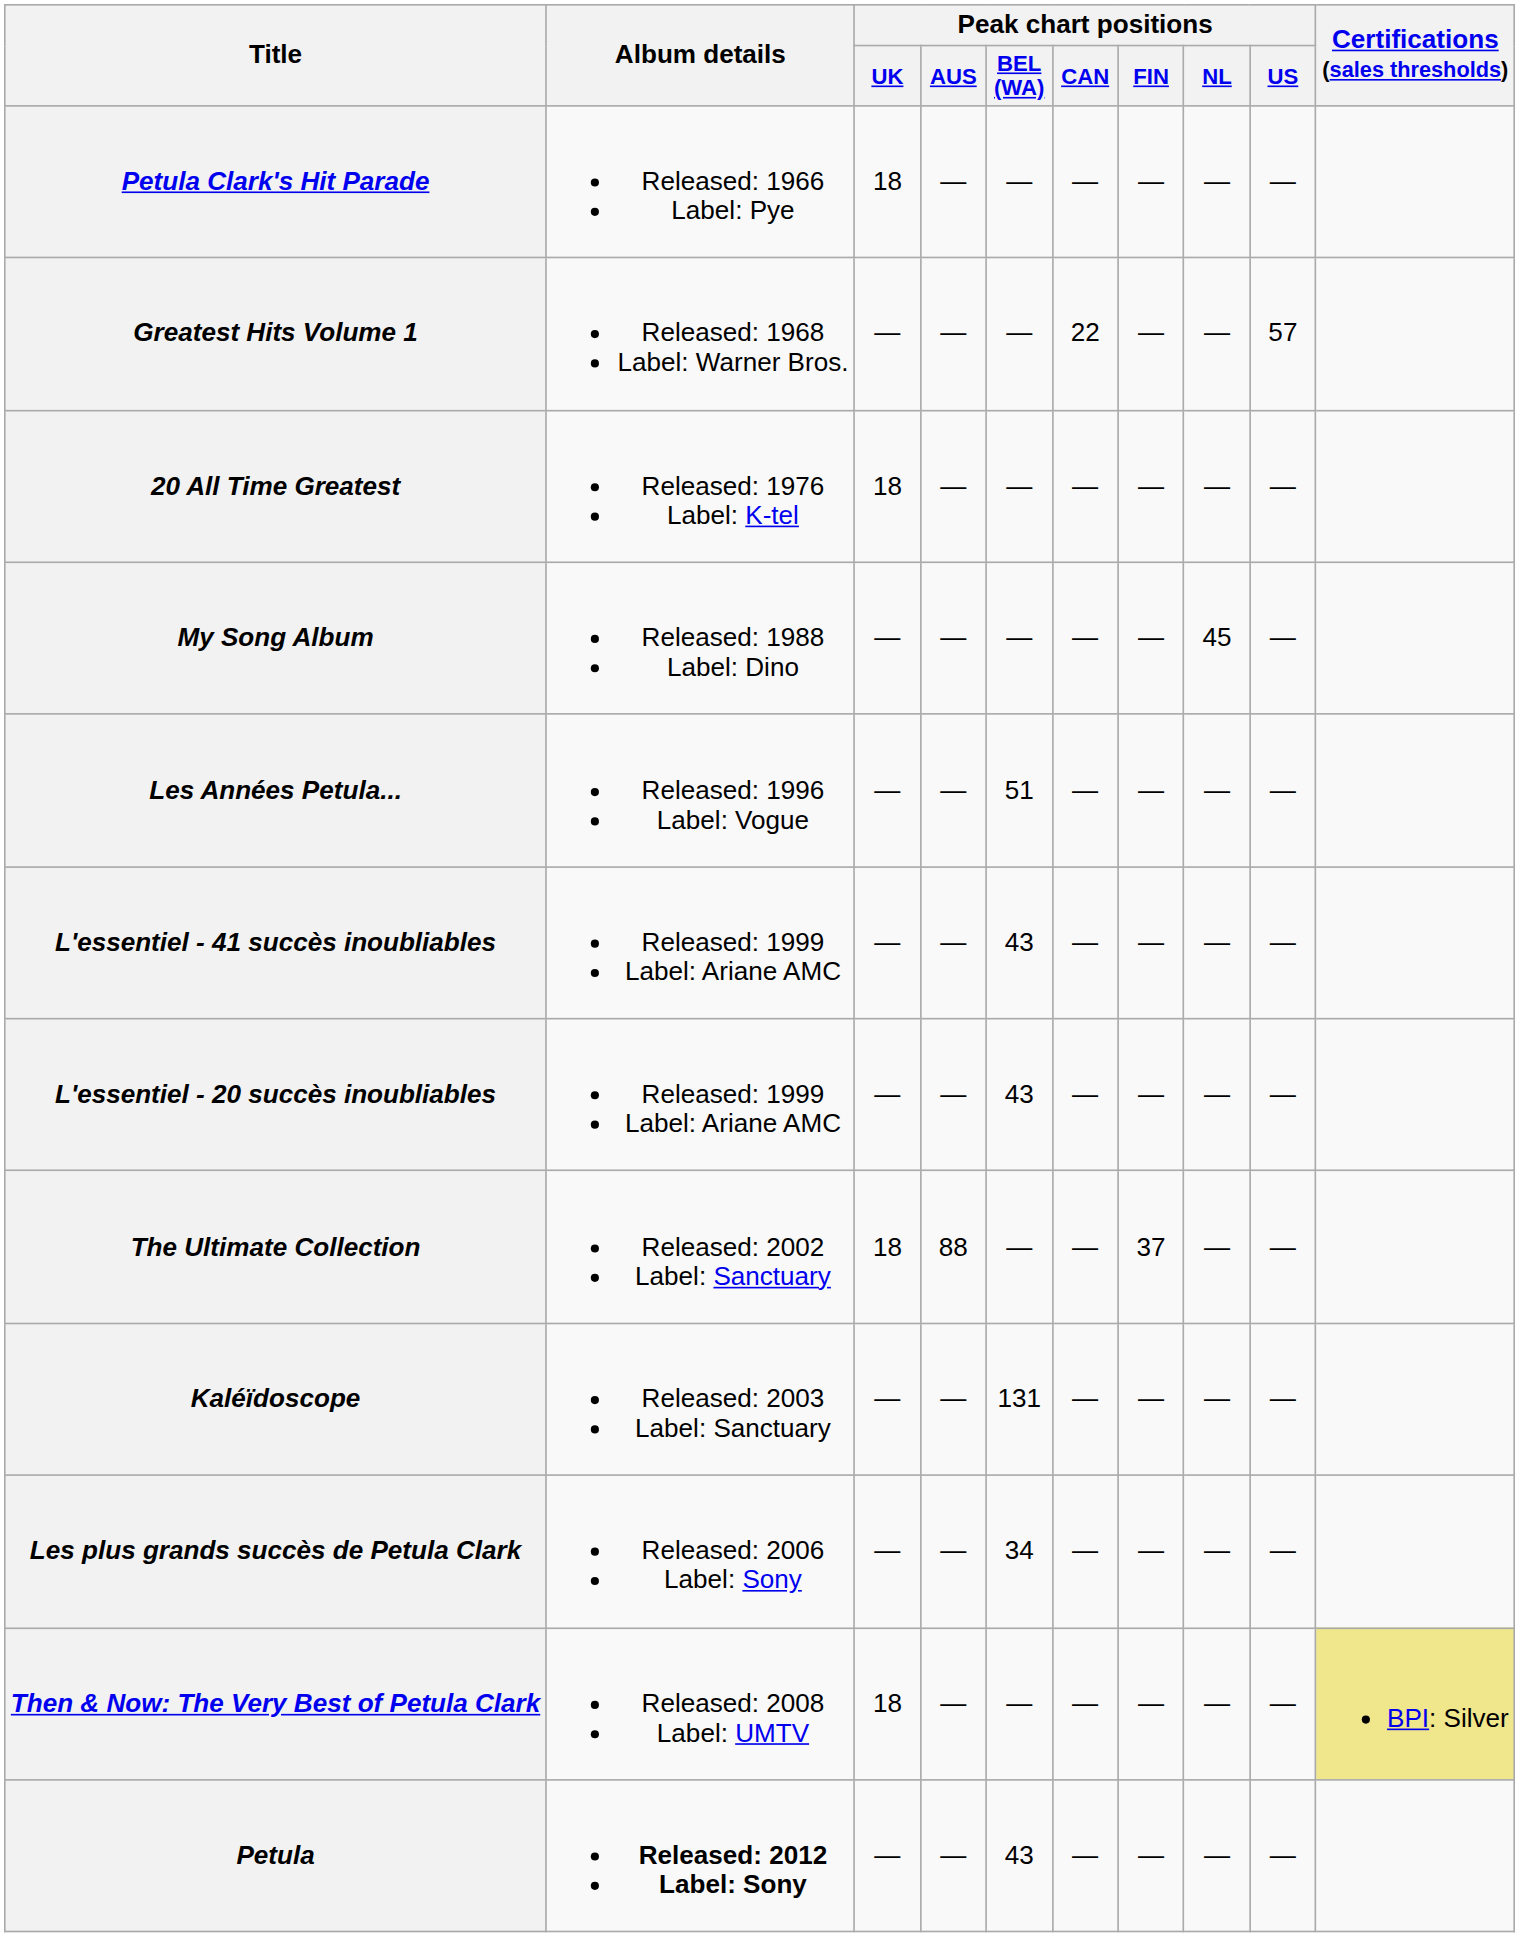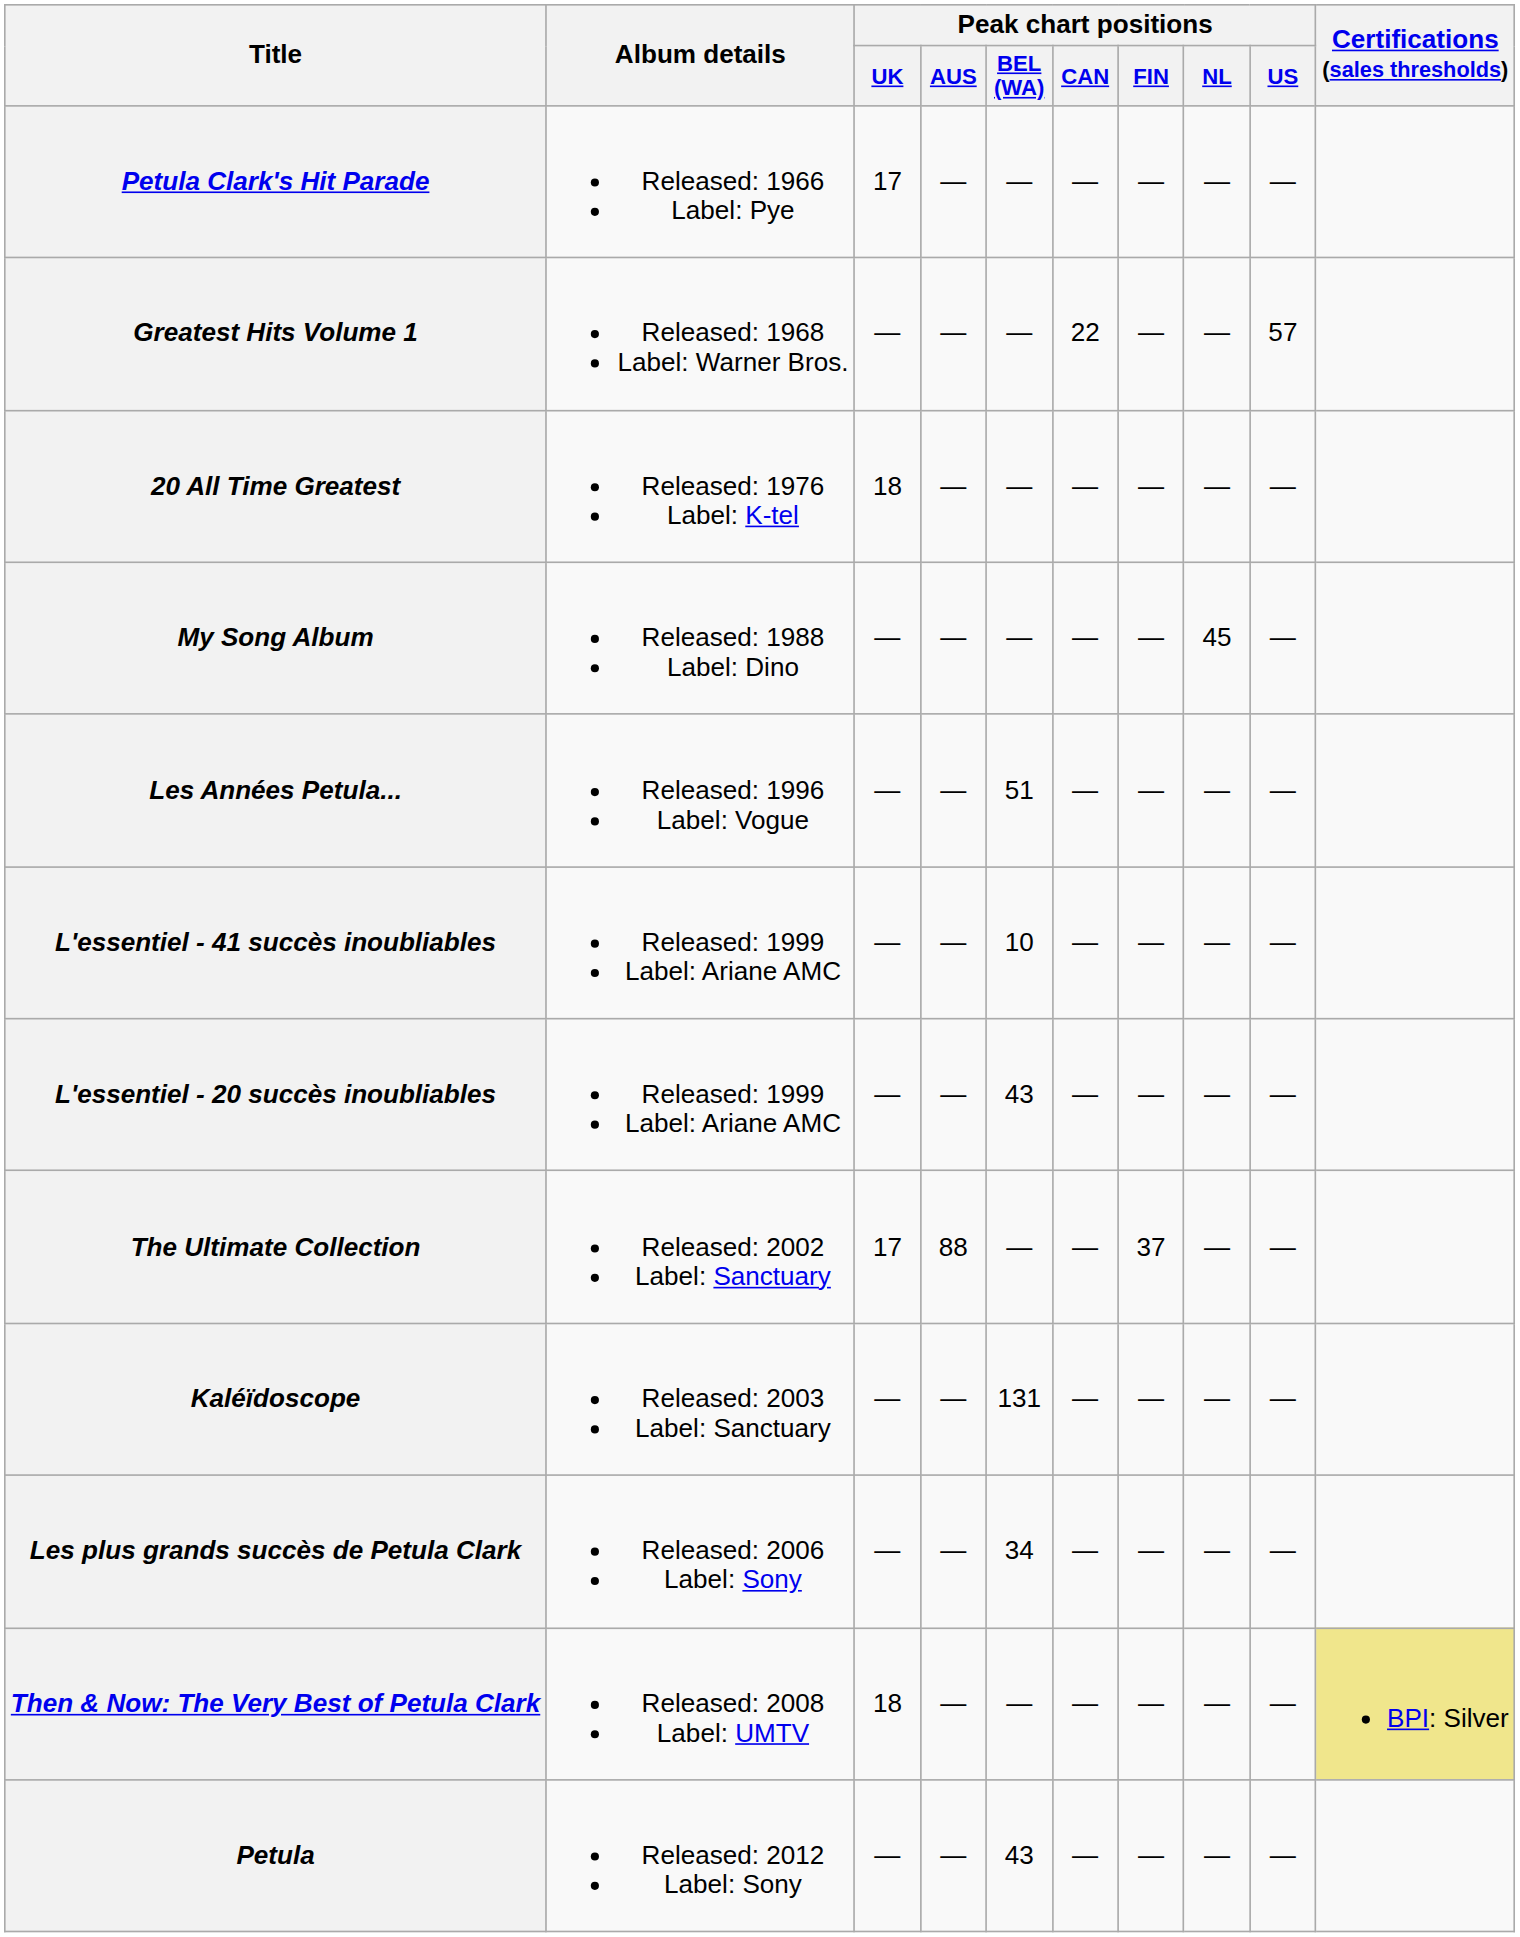(887, 181) 18 -> (887, 181) 17
(1019, 942) 43 -> (1019, 942) 10
(887, 1246) 18 -> (887, 1246) 17
(700, 1871) bold -> (700, 1871) normal
